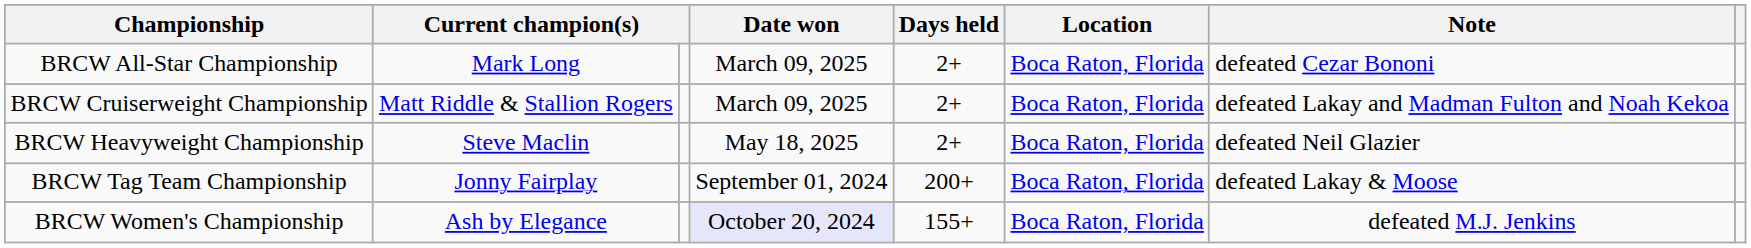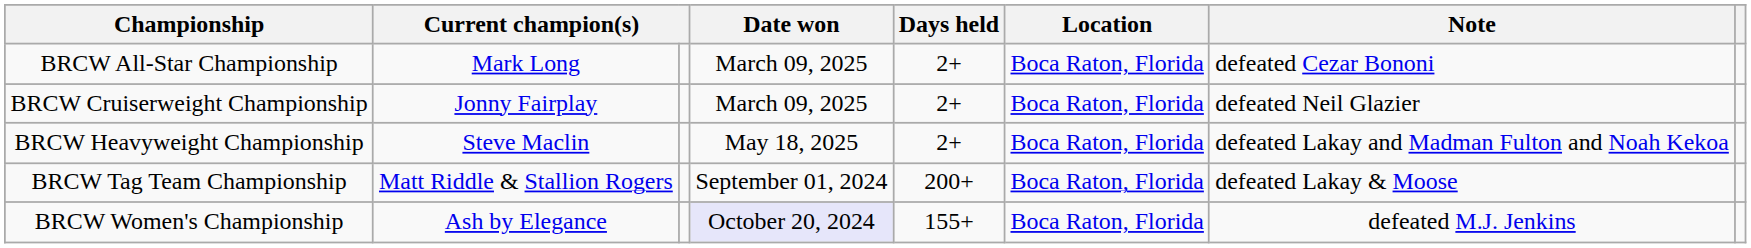(526, 102) Matt Riddle & Stallion Rogers -> (526, 102) Jonny Fairplay
(1472, 102) defeated Lakay and Madman Fulton and Noah Kekoa -> (1317, 102) defeated Neil Glazier
(1317, 142) defeated Neil Glazier -> (1472, 142) defeated Lakay and Madman Fulton and Noah Kekoa
(526, 181) Jonny Fairplay -> (526, 181) Matt Riddle & Stallion Rogers
